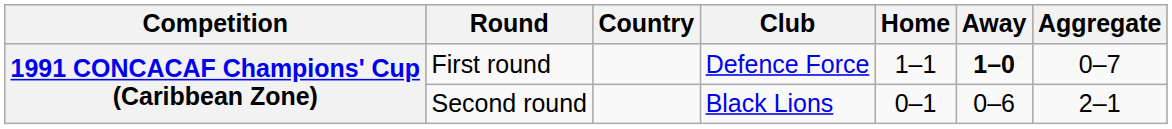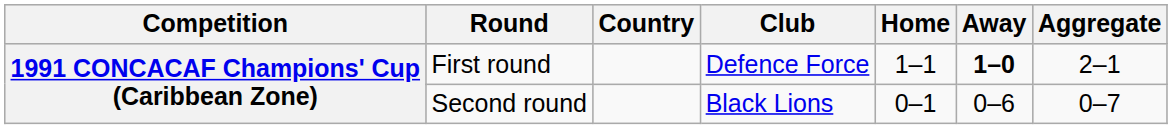(1100, 63) 0–7 -> (1100, 63) 2–1
(1100, 103) 2–1 -> (1100, 103) 0–7
